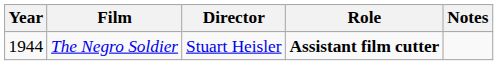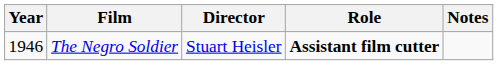(26, 45) 1944 -> (26, 45) 1946
